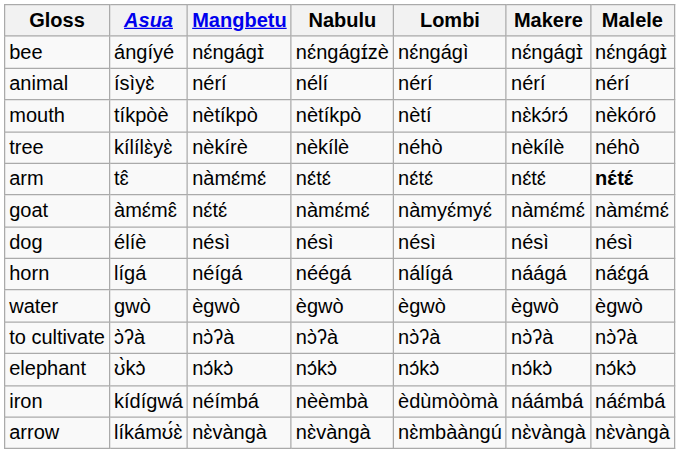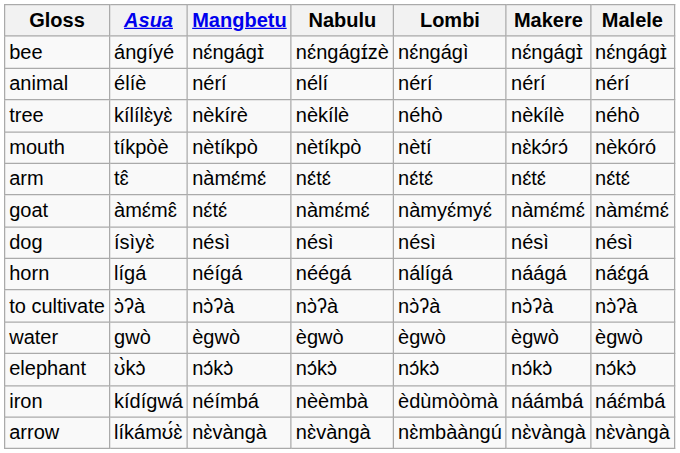(134, 83) ísìyɛ̀ -> (130, 83) élíè
rows swapped: (26, 147) <-> (37, 115)
(614, 178) bold -> (613, 178) normal
(130, 242) élíè -> (134, 242) ísìyɛ̀
rows swapped: (57, 337) <-> (34, 305)
